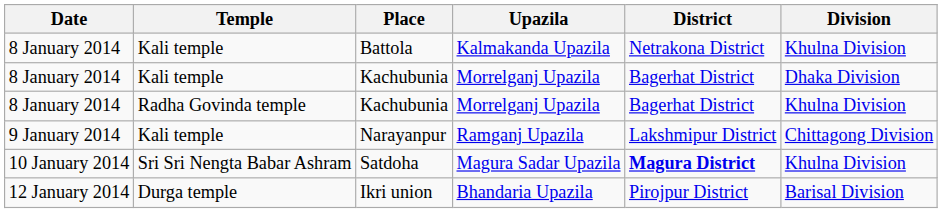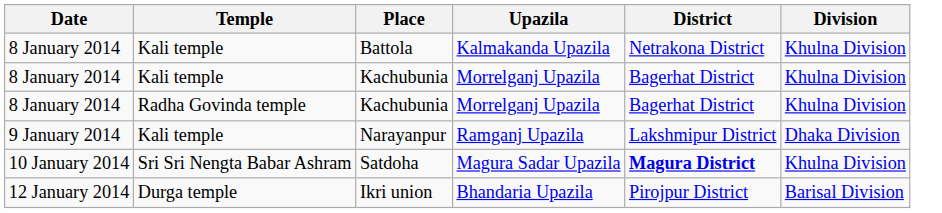(842, 76) Dhaka Division -> (845, 76) Khulna Division
(859, 134) Chittagong Division -> (842, 134) Dhaka Division
